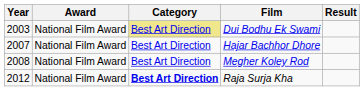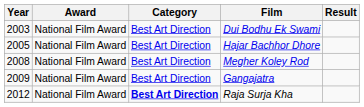(171, 29) khaki background -> (171, 29) no background
(18, 45) 2007 -> (18, 45) 2005
+ row: (249, 78)
